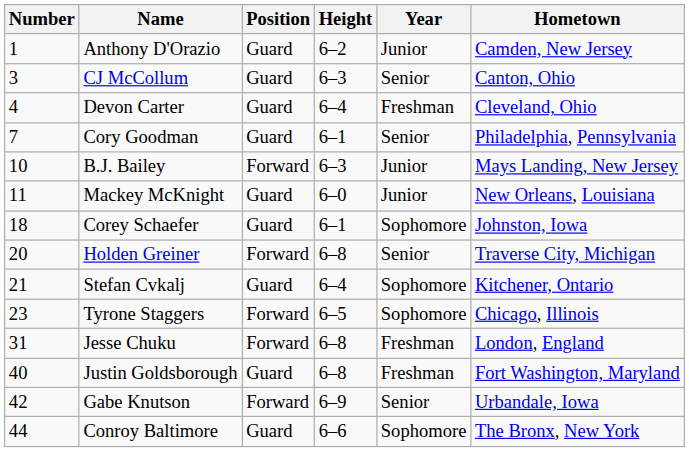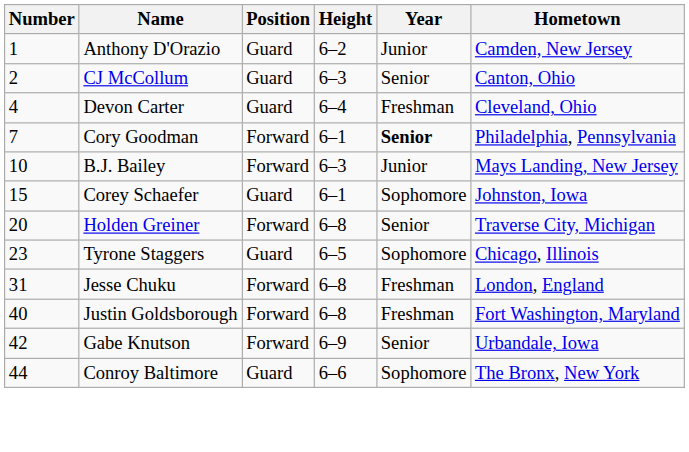(13, 78) 3 -> (13, 78) 2
(269, 136) Guard -> (278, 136) Forward
(405, 136) normal -> (407, 136) bold
- row: (154, 195)
(18, 225) 18 -> (18, 195) 15
- row: (134, 284)
(278, 313) Forward -> (269, 254) Guard
(269, 372) Guard -> (278, 313) Forward
